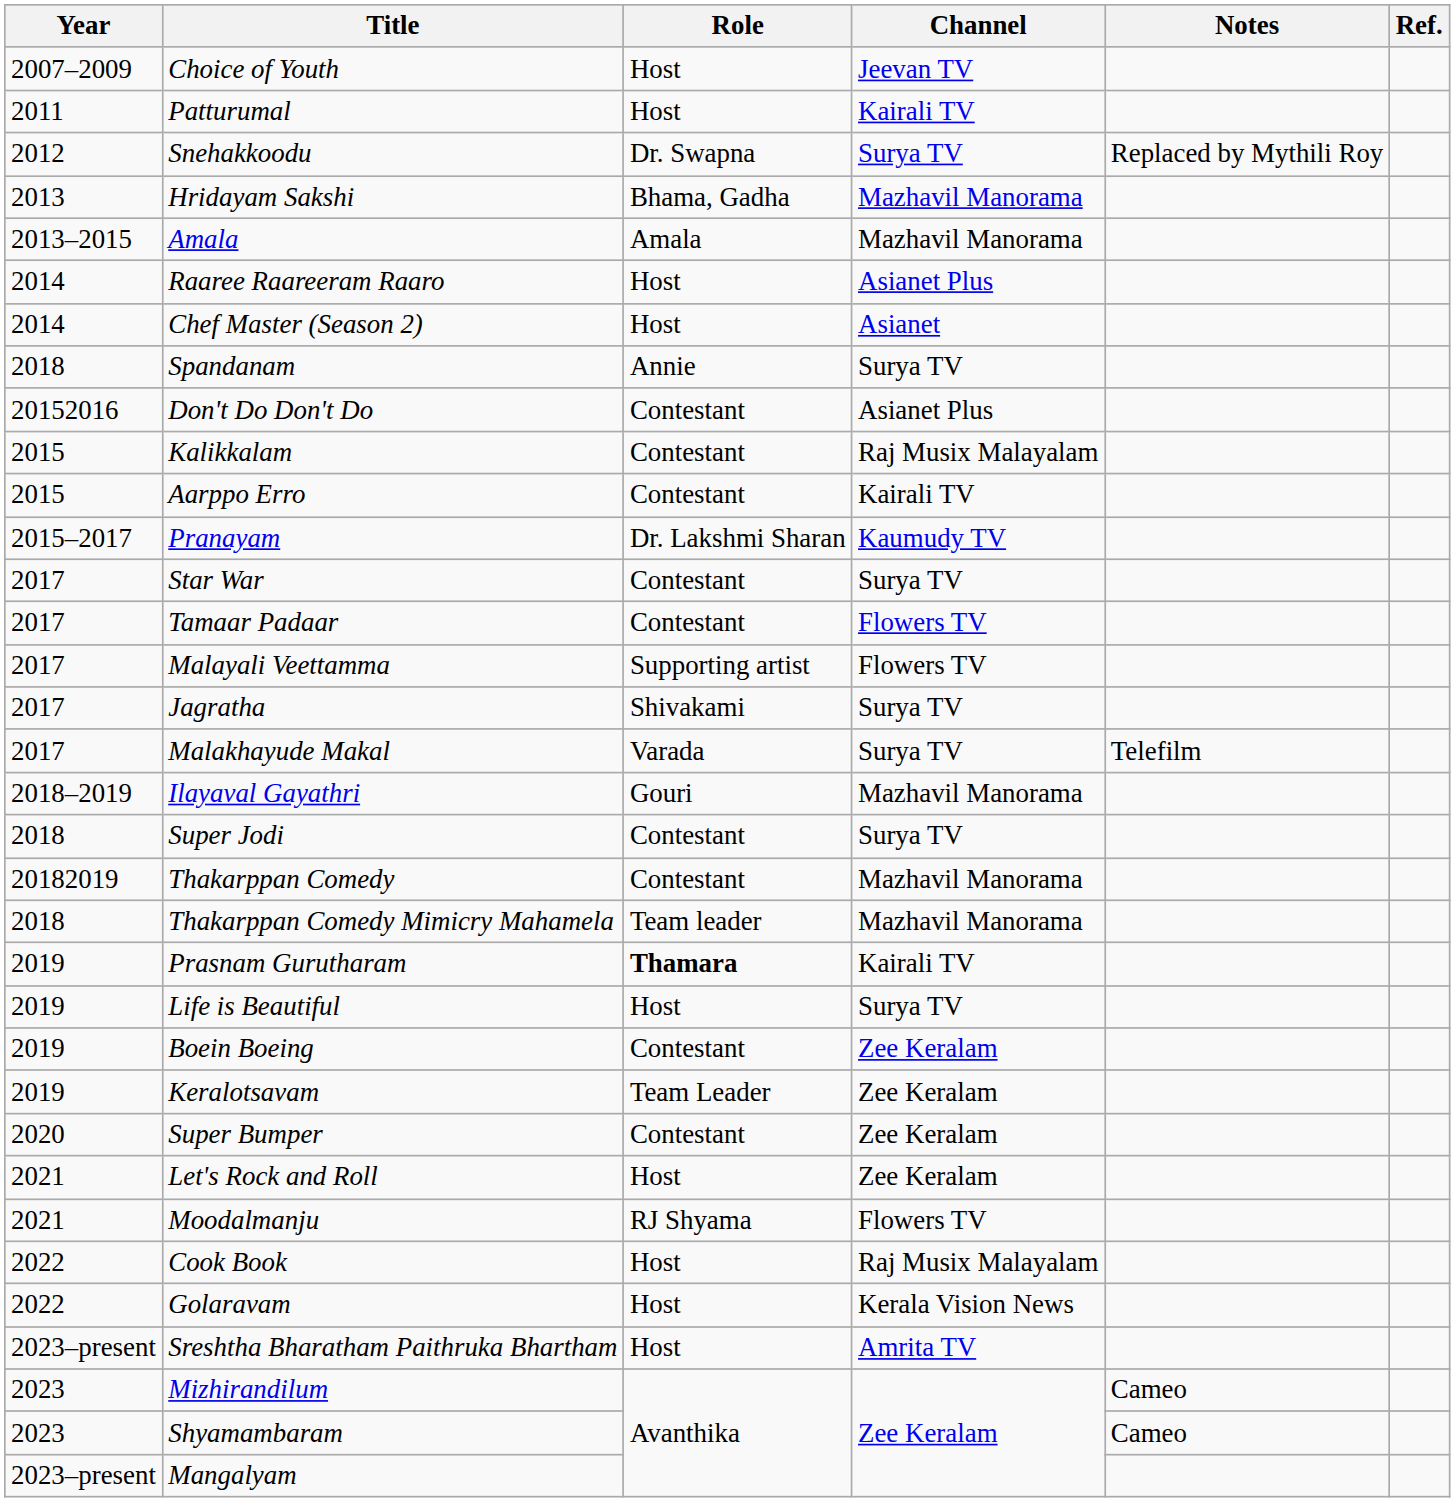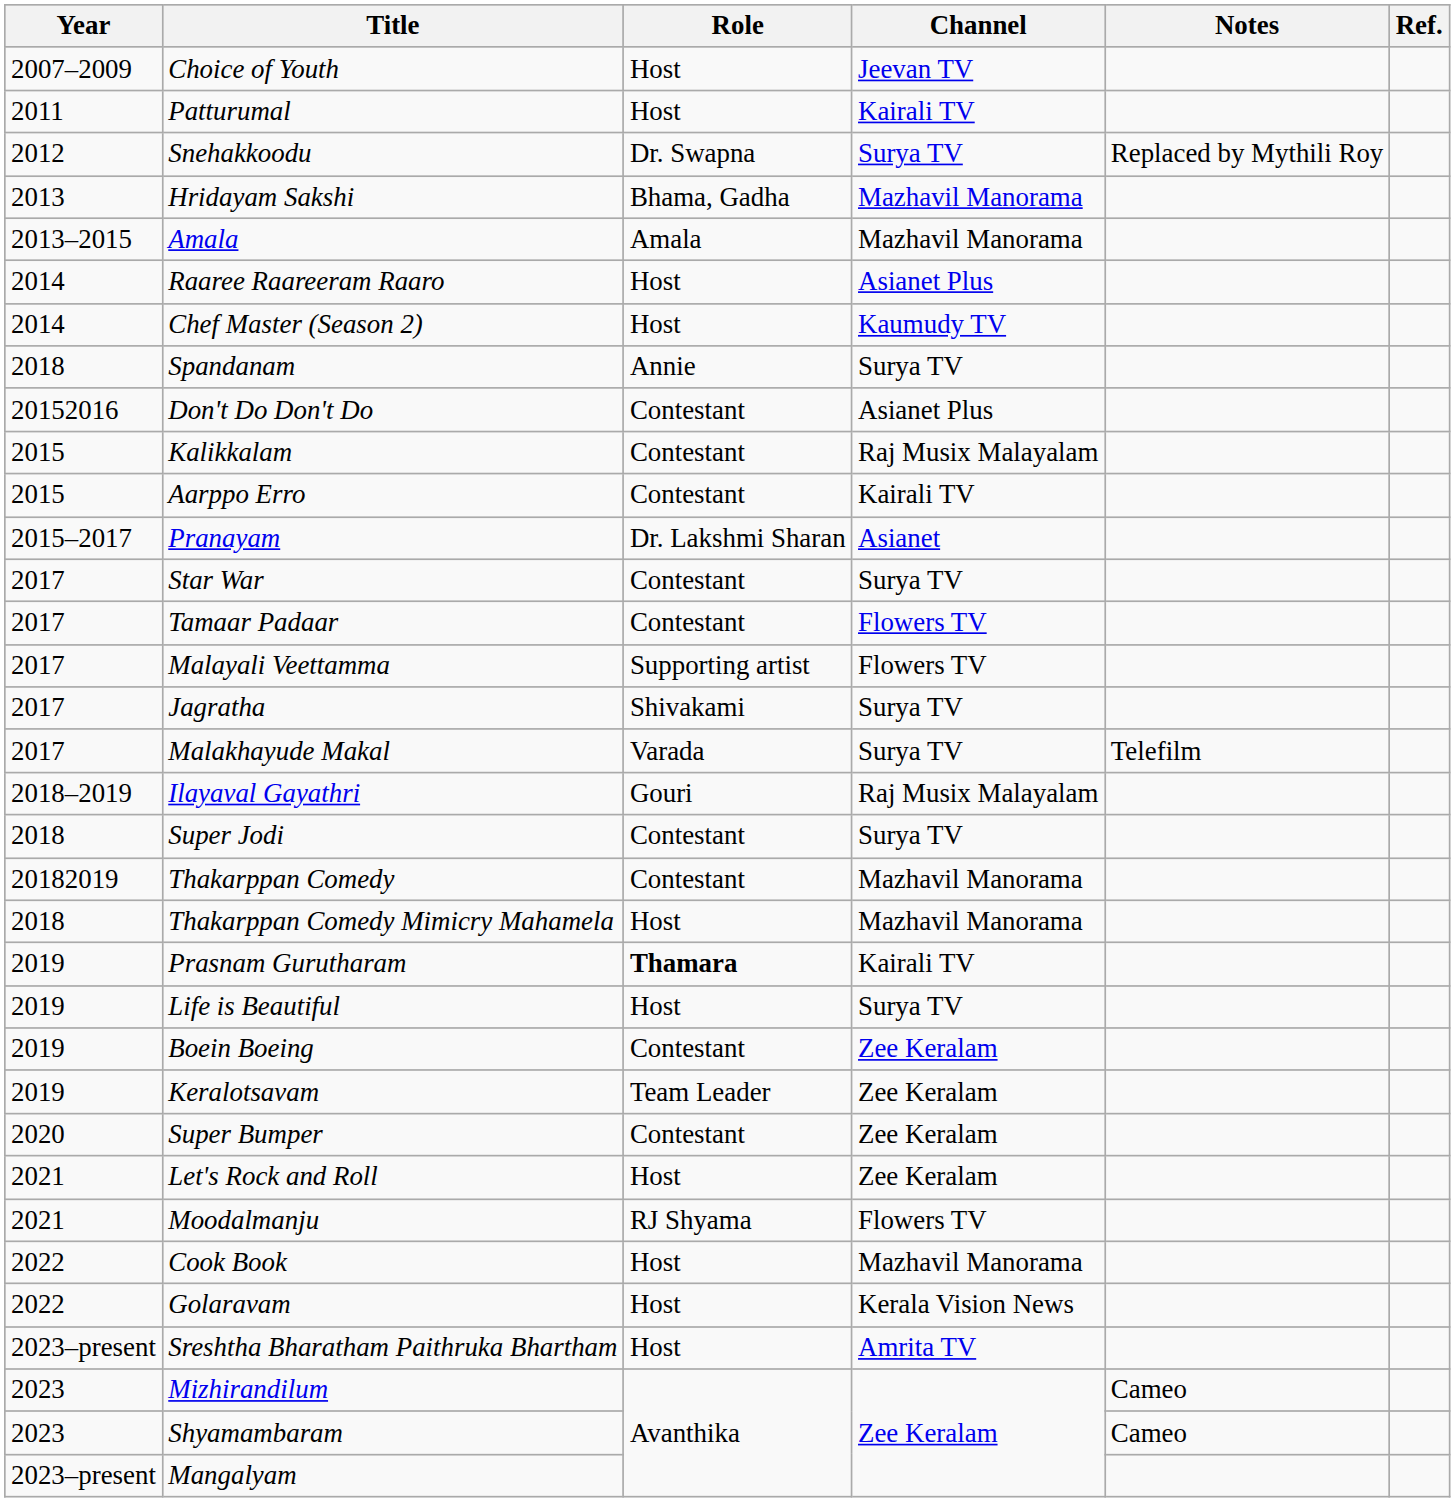(899, 324) Asianet -> (932, 324) Kaumudy TV
(932, 537) Kaumudy TV -> (899, 537) Asianet
(970, 793) Mazhavil Manorama -> (978, 793) Raj Musix Malayalam
(696, 921) Team leader -> (655, 921) Host
(978, 1262) Raj Musix Malayalam -> (970, 1262) Mazhavil Manorama
